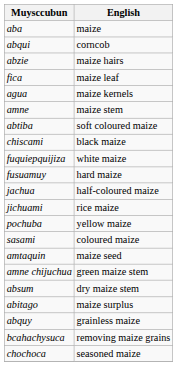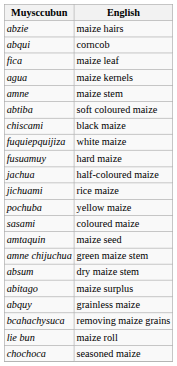- row: (14, 28)
rows swapped: (18, 45) <-> (17, 61)
+ row: (21, 337)
